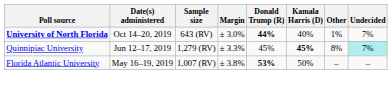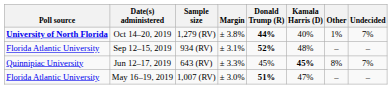(196, 34) 643 (RV) -> (196, 34) 1,279 (RV)
(232, 34) ± 3.0% -> (232, 34) ± 3.8%
+ row: (142, 49)
(196, 49) 1,279 (RV) -> (196, 63) 643 (RV)
(368, 49) paleturquoise background -> (368, 63) no background
(232, 63) ± 3.8% -> (232, 77) ± 3.0%
(266, 63) 53% -> (266, 77) 51%
(305, 63) 50% -> (305, 77) 47%
